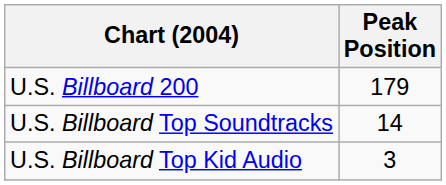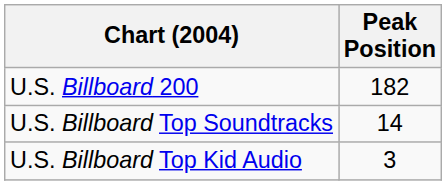(390, 86) 179 -> (390, 86) 182
